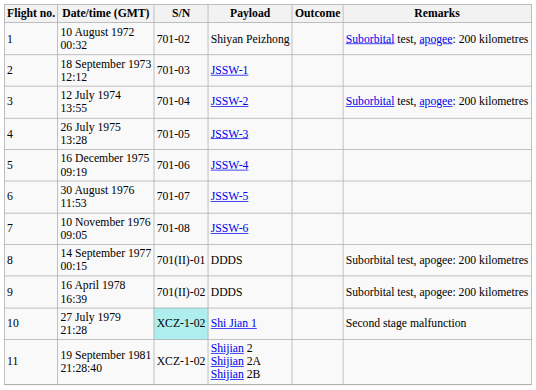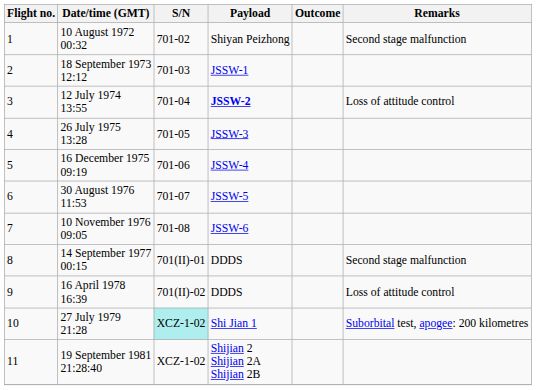(437, 38) Suborbital test, apogee: 200 kilometres -> (406, 38) Second stage malfunction
(230, 102) normal -> (231, 102) bold
(437, 102) Suborbital test, apogee: 200 kilometres -> (400, 102) Loss of attitude control
(437, 260) Suborbital test, apogee: 200 kilometres -> (406, 260) Second stage malfunction
(437, 292) Suborbital test, apogee: 200 kilometres -> (400, 292) Loss of attitude control
(406, 323) Second stage malfunction -> (437, 323) Suborbital test, apogee: 200 kilometres
